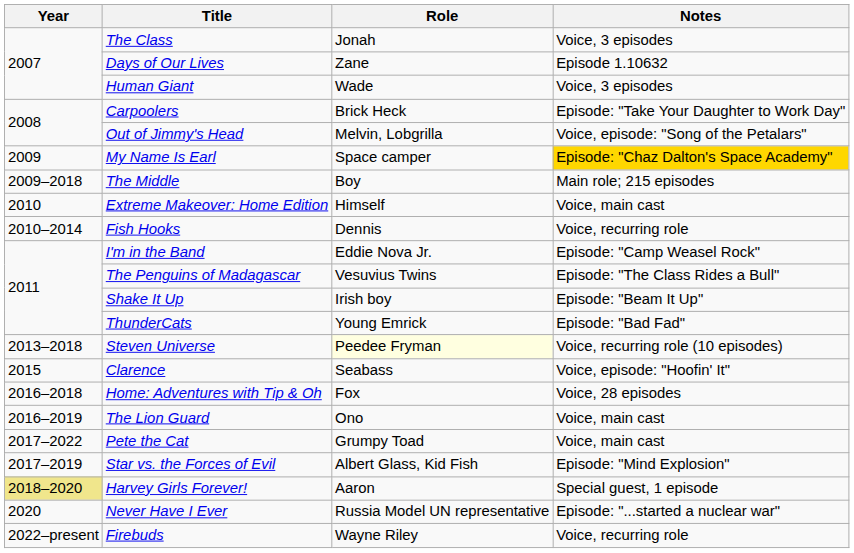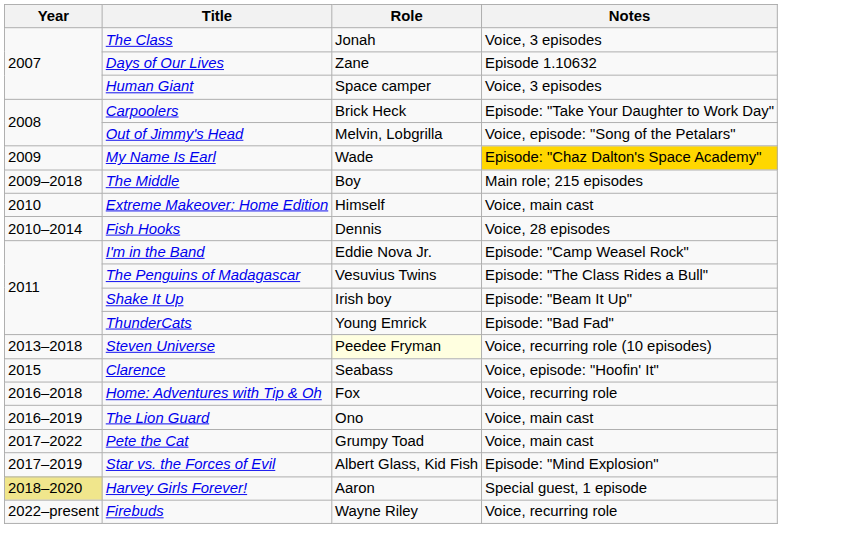(354, 87) Wade -> (383, 87) Space camper
(383, 157) Space camper -> (354, 157) Wade
(622, 228) Voice, recurring role -> (547, 228) Voice, 28 episodes
(619, 393) Voice, 28 episodes -> (551, 393) Voice, recurring role
- row: (167, 511)
